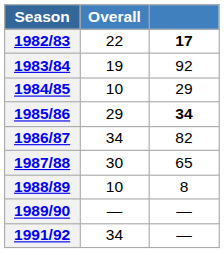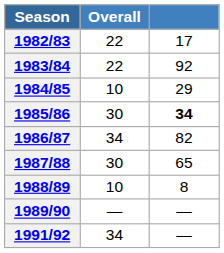(184, 41) bold -> (184, 41) normal
(114, 65) 19 -> (114, 65) 22
(114, 114) 29 -> (114, 114) 30
